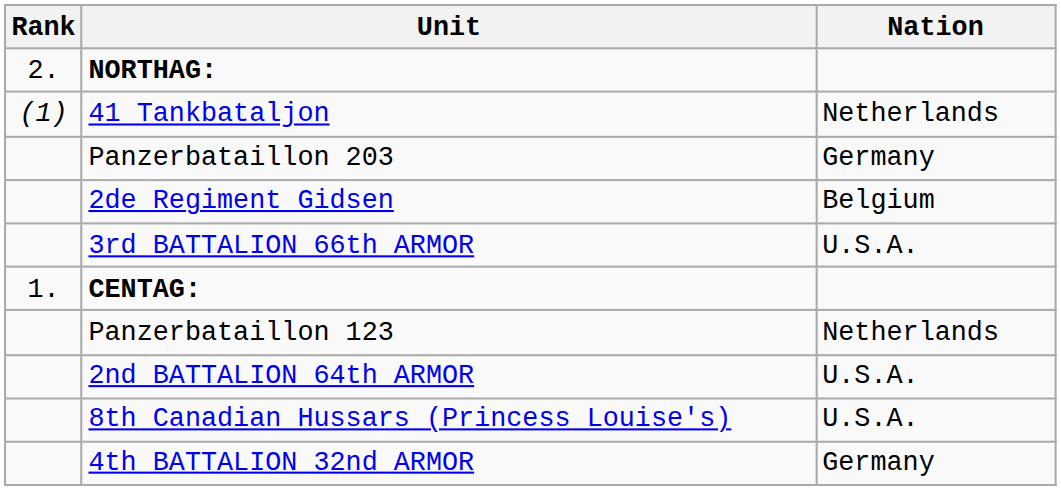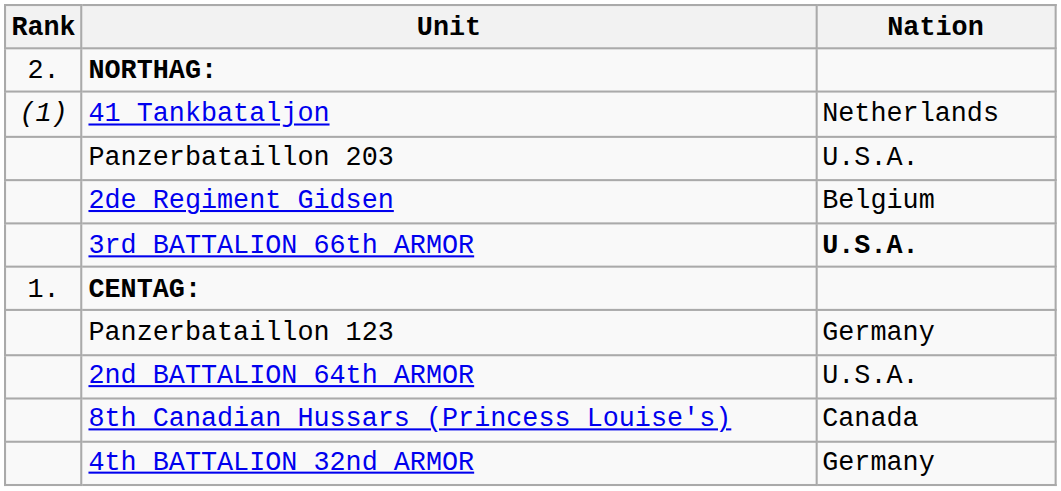(878, 158) Germany -> (870, 158) U.S.A.
(870, 245) normal -> (870, 245) bold
(911, 332) Netherlands -> (878, 332) Germany
(870, 420) U.S.A. -> (870, 420) Canada
